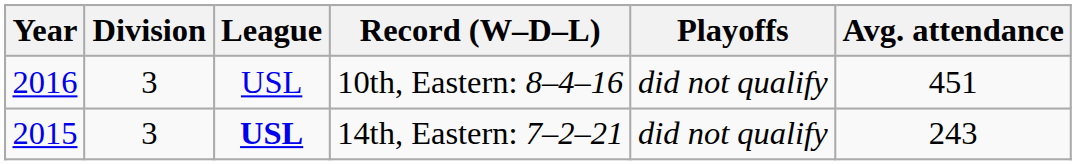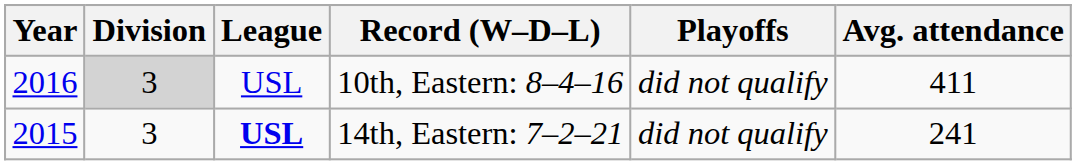(149, 81) no background -> (149, 81) lightgrey background
(953, 81) 451 -> (953, 81) 411
(953, 133) 243 -> (953, 133) 241
